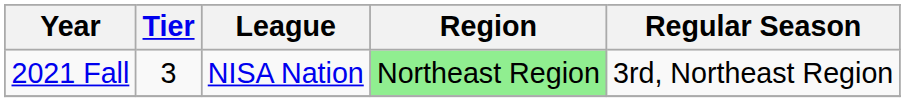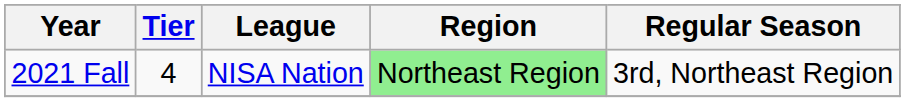(169, 72) 3 -> (169, 72) 4
